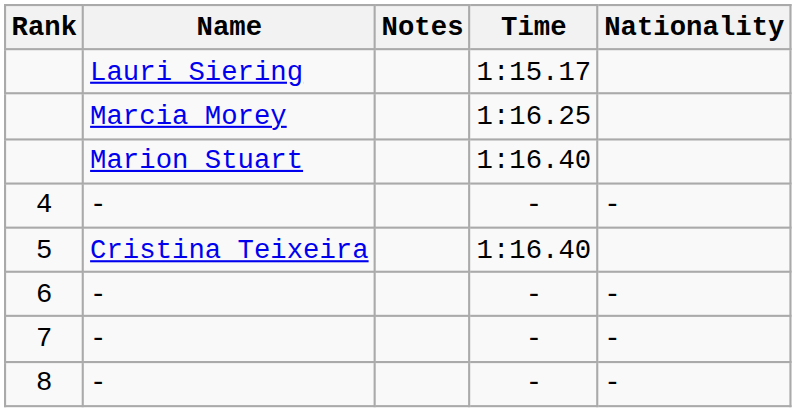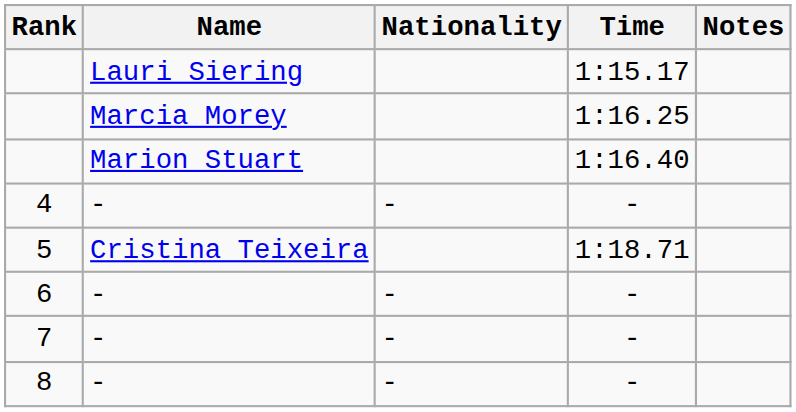columns swapped: (694, 27) <-> (423, 27)
(534, 250) 1:16.40 -> (632, 250) 1:18.71
